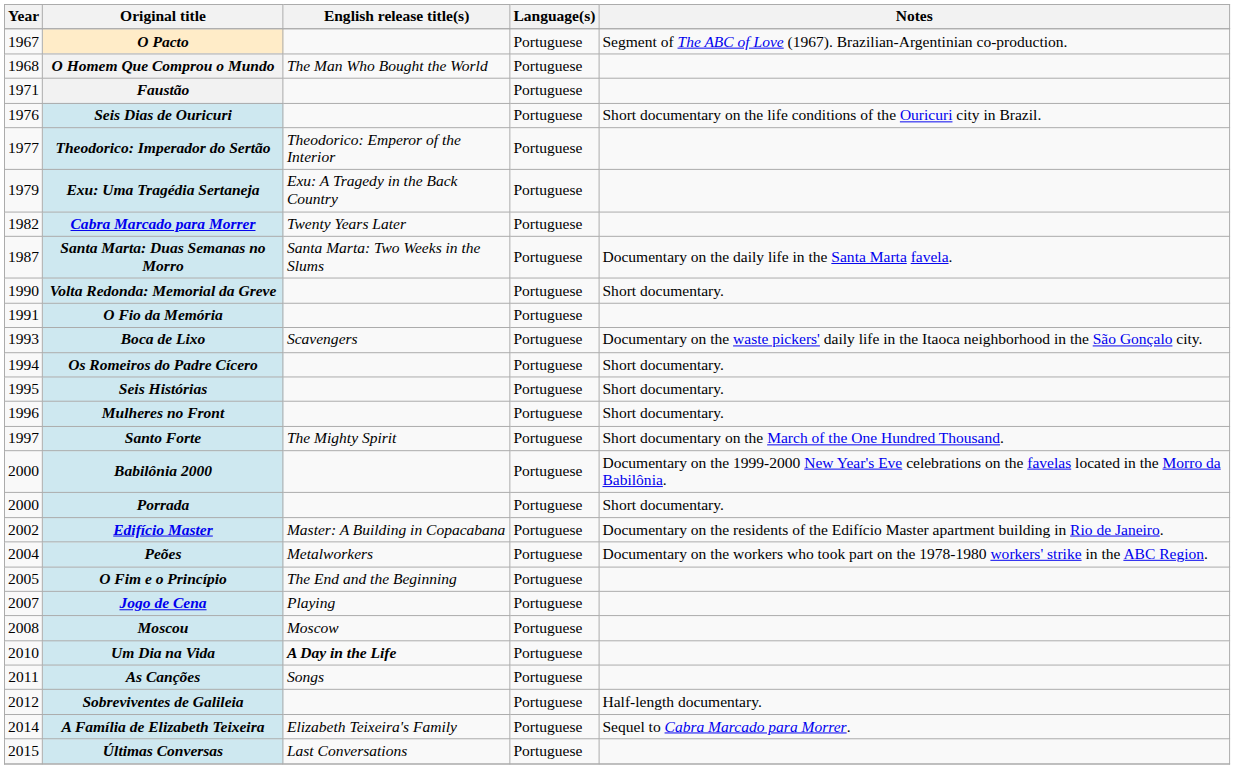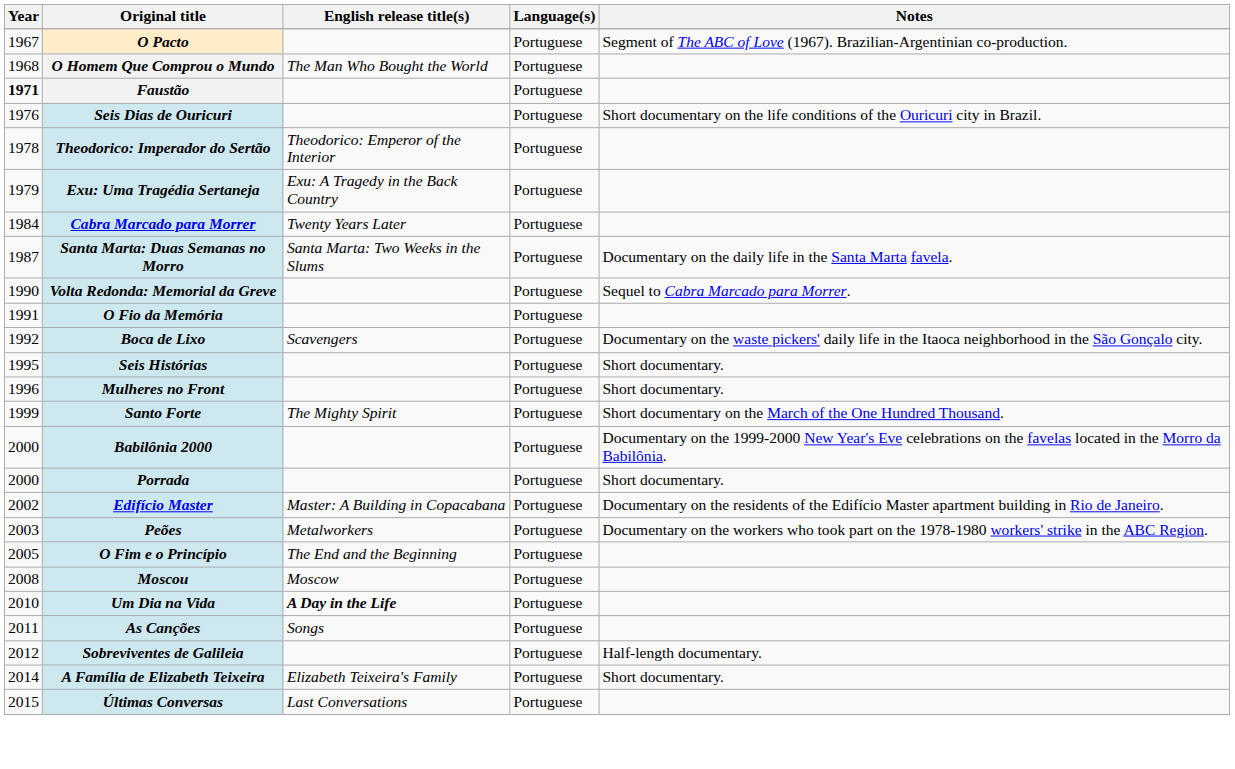(24, 90) normal -> (24, 90) bold
(24, 148) 1977 -> (24, 148) 1978
(24, 224) 1982 -> (24, 224) 1984
(663, 290) Short documentary. -> (727, 290) Sequel to Cabra Marcado para Morrer.
(24, 339) 1993 -> (24, 339) 1992
- row: (163, 364)
(24, 438) 1997 -> (24, 413) 1999
(24, 554) 2004 -> (24, 529) 2003
- row: (163, 603)
(727, 726) Sequel to Cabra Marcado para Morrer. -> (663, 677) Short documentary.
